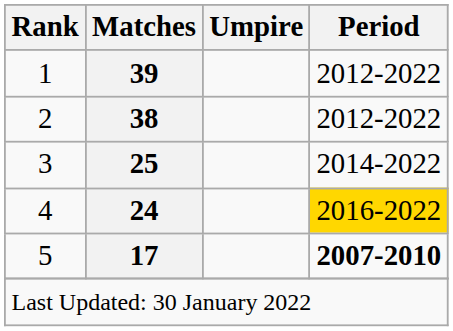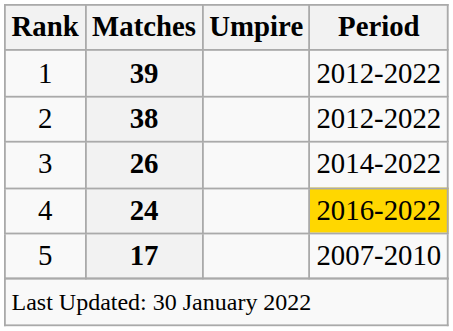(144, 164) 25 -> (144, 164) 26
(379, 255) bold -> (379, 255) normal
